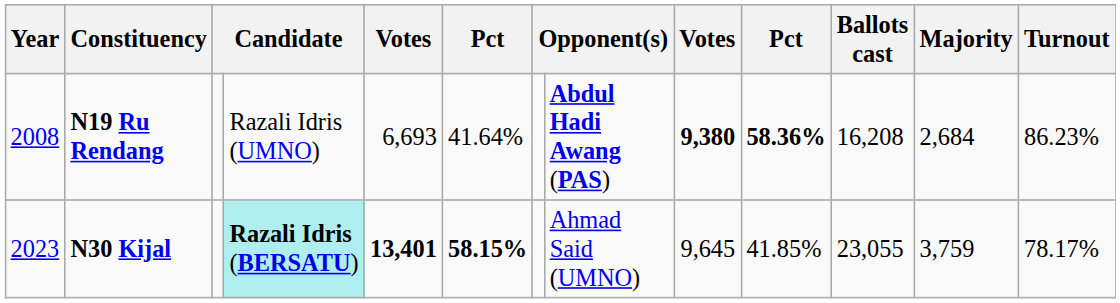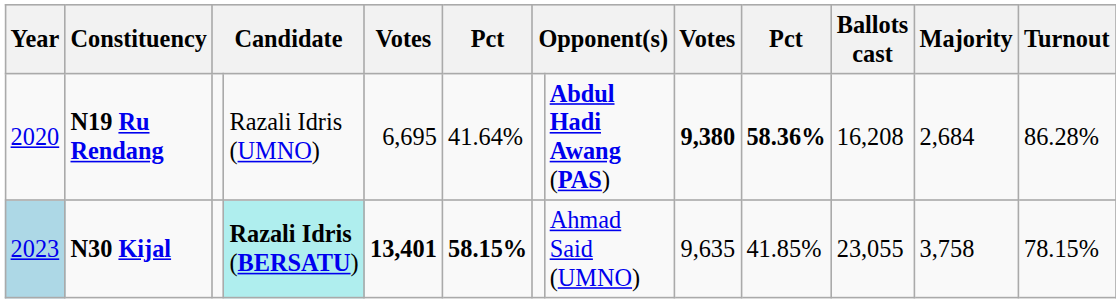(35, 136) 2008 -> (35, 136) 2020
(409, 136) 6,693 -> (409, 136) 6,695
(1061, 136) 86.23% -> (1061, 136) 86.28%
(35, 248) no background -> (35, 248) lightblue background
(708, 248) 9,645 -> (708, 248) 9,635
(947, 248) 3,759 -> (947, 248) 3,758
(1061, 248) 78.17% -> (1061, 248) 78.15%
